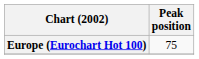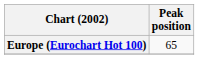(171, 44) 75 -> (171, 44) 65
